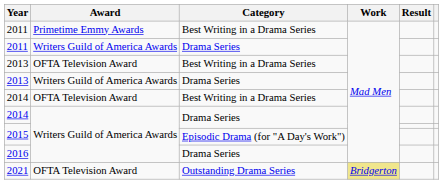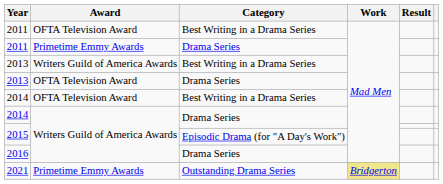(88, 30) Primetime Emmy Awards -> (85, 30) OFTA Television Award
(105, 47) Writers Guild of America Awards -> (88, 47) Primetime Emmy Awards
(85, 64) OFTA Television Award -> (105, 64) Writers Guild of America Awards
(105, 81) Writers Guild of America Awards -> (85, 81) OFTA Television Award
(85, 170) OFTA Television Award -> (88, 170) Primetime Emmy Awards
